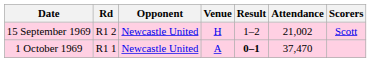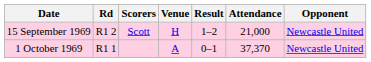columns swapped: (160, 13) <-> (346, 13)
(298, 31) 21,002 -> (255, 31) 21,000
(251, 49) bold -> (209, 49) normal
(298, 49) 37,470 -> (255, 49) 37,370
